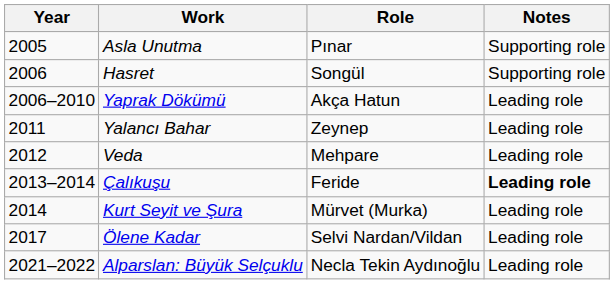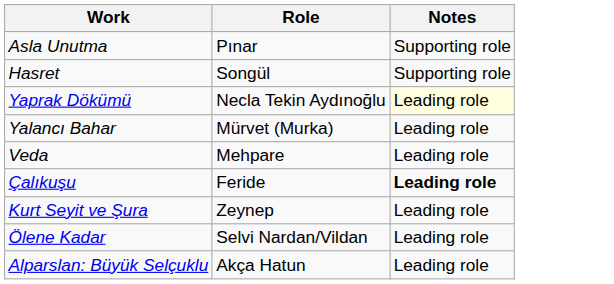- column: (52, 18)
(355, 100) Akça Hatun -> (301, 100) Necla Tekin Aydınoğlu
(536, 100) no background -> (441, 100) lightyellow background
(340, 127) Zeynep -> (275, 127) Mürvet (Murka)
(369, 210) Mürvet (Murka) -> (245, 210) Zeynep
(395, 264) Necla Tekin Aydınoğlu -> (261, 264) Akça Hatun
